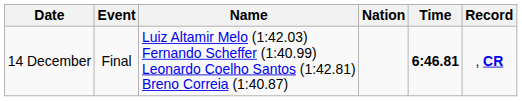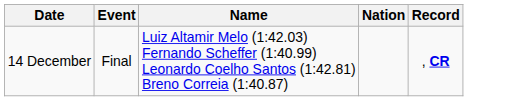- column: (435, 15)
